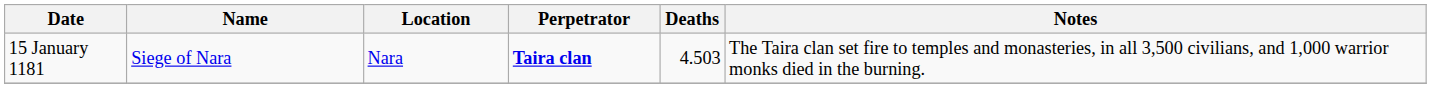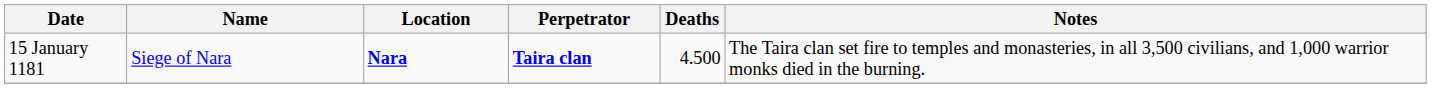(385, 58) normal -> (387, 58) bold
(700, 58) 4.503 -> (700, 58) 4.500
